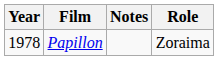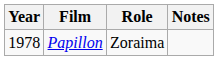columns swapped: (183, 17) <-> (129, 17)
